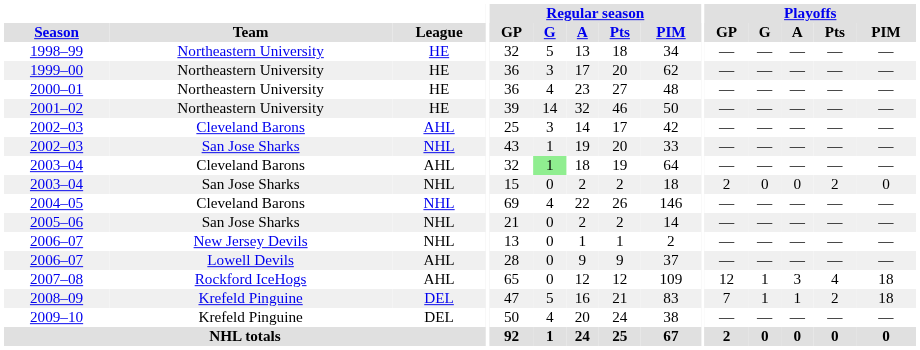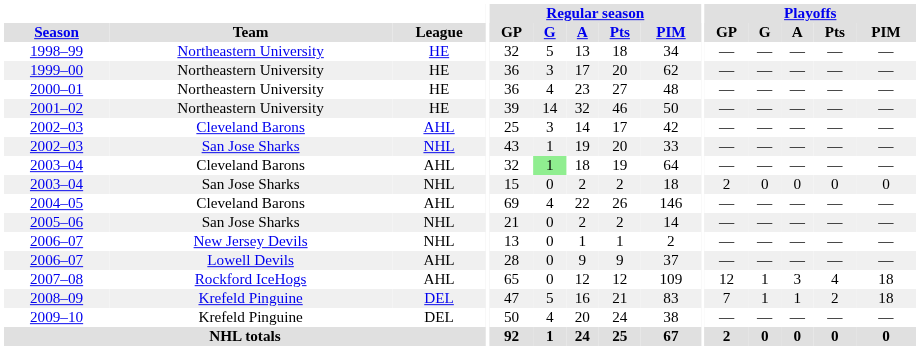(835, 184) 2 -> (835, 184) 0
(439, 203) NHL -> (439, 203) AHL
